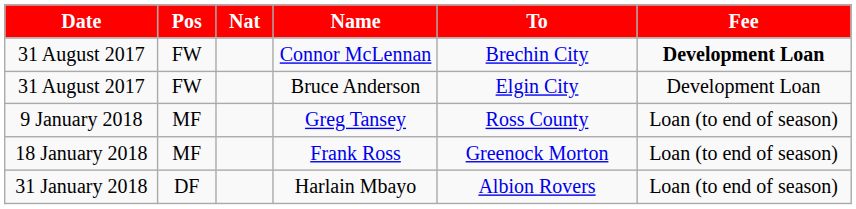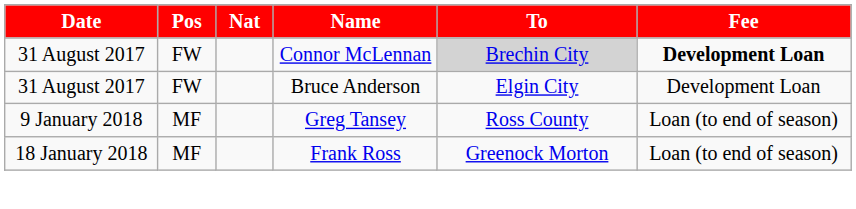(537, 54) no background -> (537, 54) lightgrey background
- row: (356, 186)
